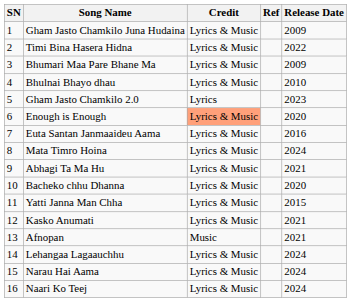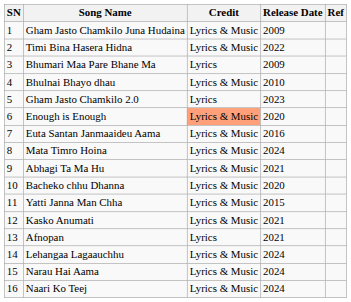columns swapped: (314, 13) <-> (271, 13)
(224, 64) Lyrics & Music -> (203, 64) Lyrics
(203, 237) Music -> (203, 237) Lyrics
